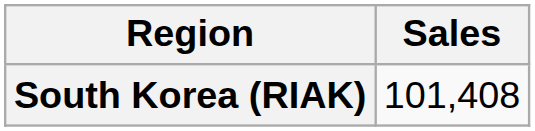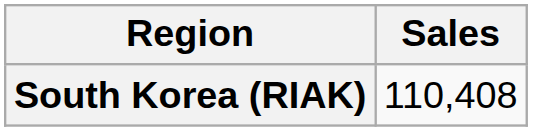(452, 94) 101,408 -> (451, 94) 110,408
